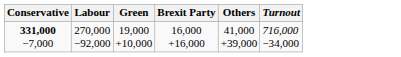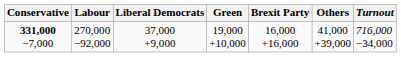+ column: (160, 13)
